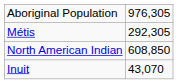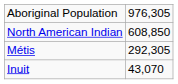rows swapped: (65, 50) <-> (21, 32)
